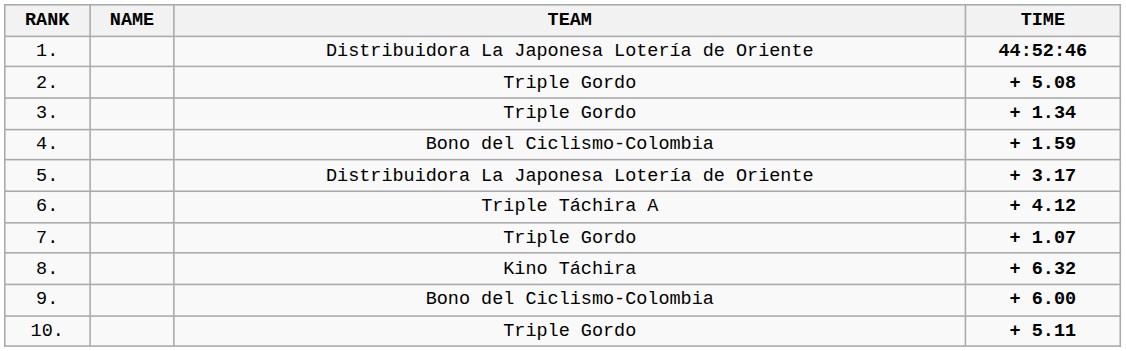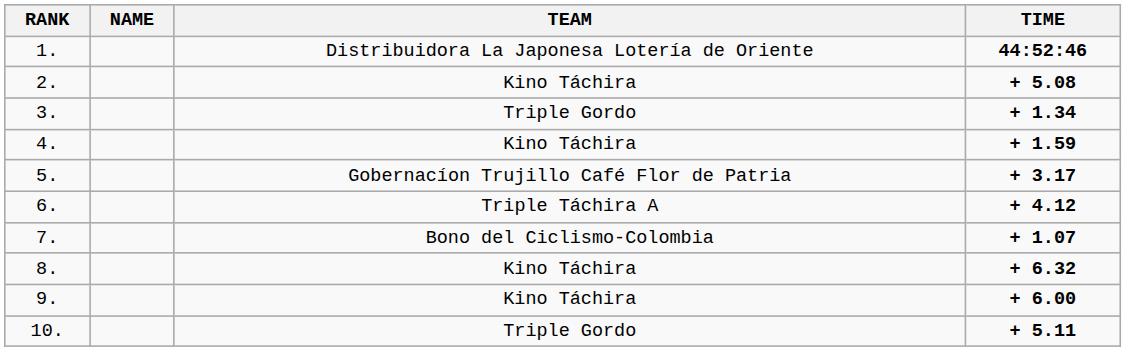(570, 82) Triple Gordo -> (570, 82) Kino Táchira
(570, 144) Bono del Ciclismo-Colombia -> (570, 144) Kino Táchira
(570, 175) Distribuidora La Japonesa Lotería de Oriente -> (570, 175) Gobernacíon Trujillo Café Flor de Patria
(570, 237) Triple Gordo -> (570, 237) Bono del Ciclismo-Colombia
(570, 300) Bono del Ciclismo-Colombia -> (570, 300) Kino Táchira
